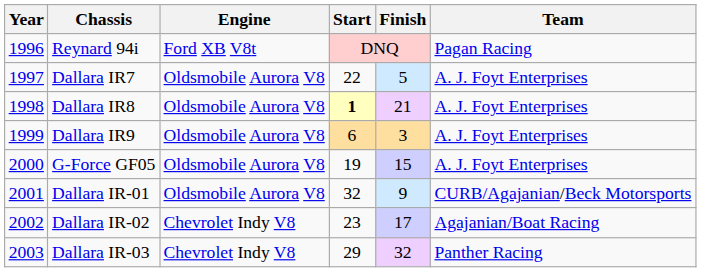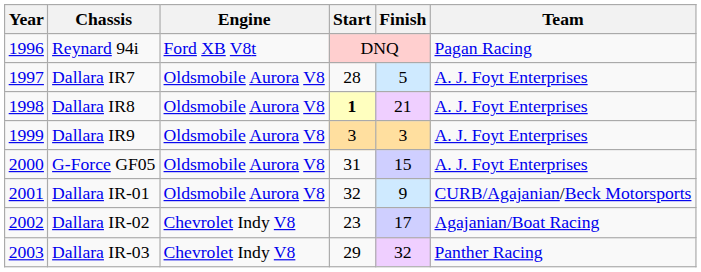(352, 77) 22 -> (352, 77) 28
(352, 135) 6 -> (352, 135) 3
(352, 164) 19 -> (352, 164) 31
